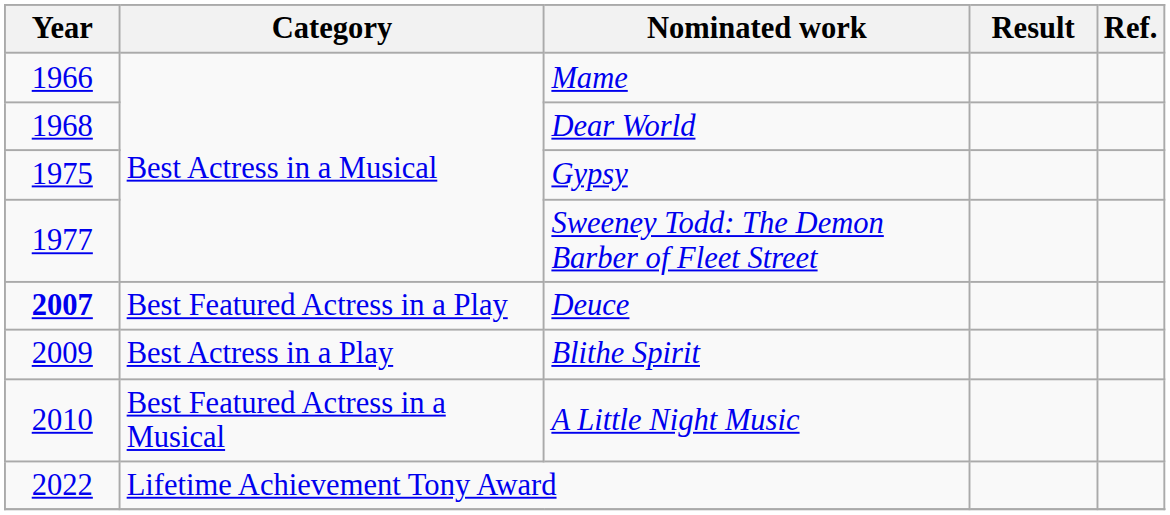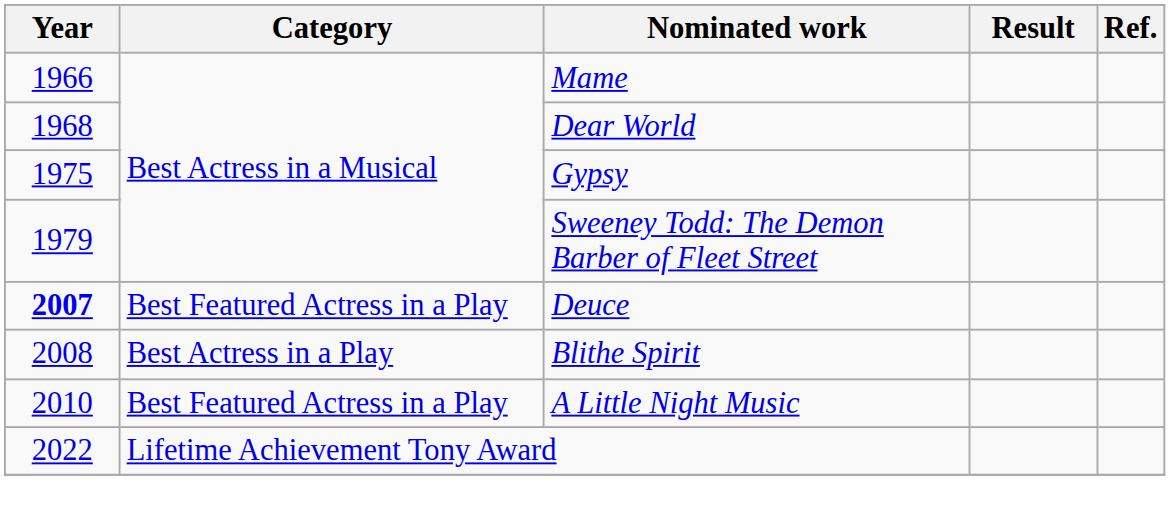(62, 239) 1977 -> (62, 239) 1979
(62, 353) 2009 -> (62, 353) 2008
(286, 419) Best Featured Actress in a Musical -> (317, 402) Best Featured Actress in a Play
